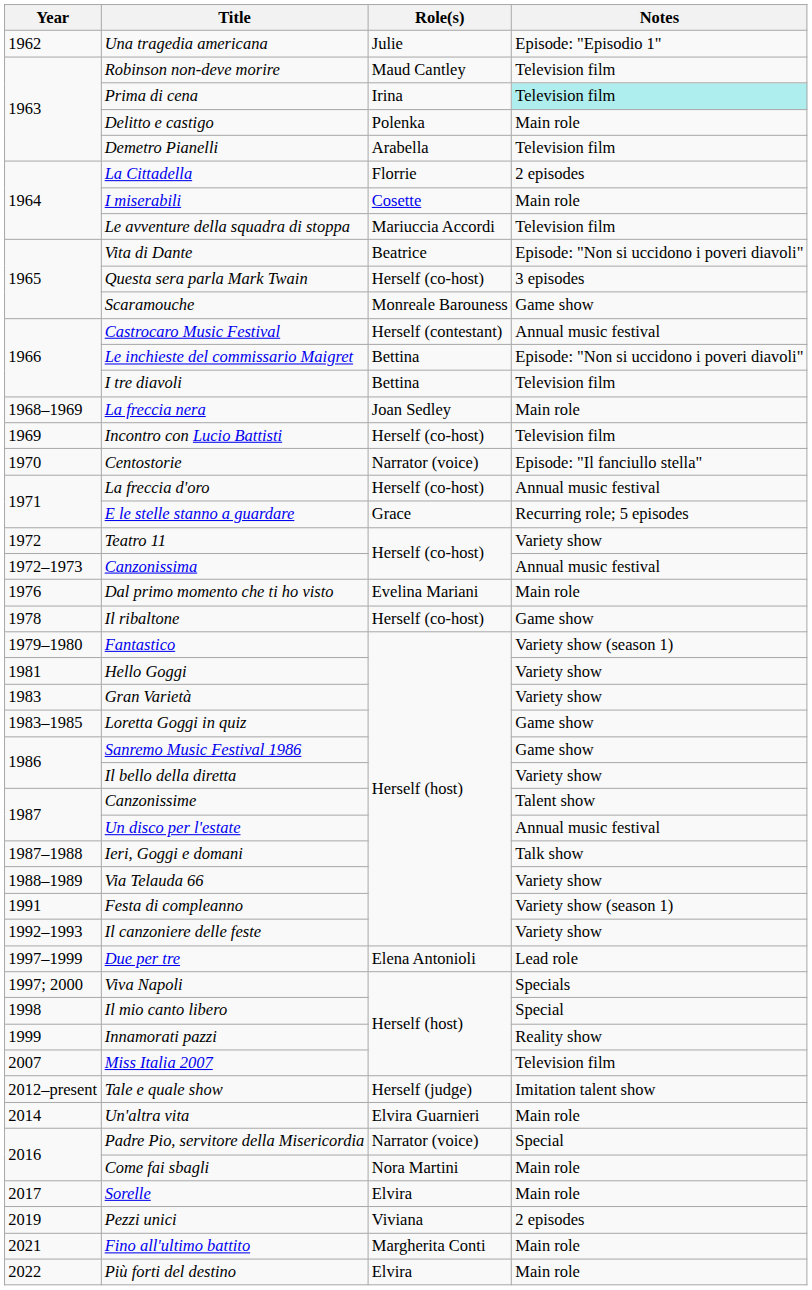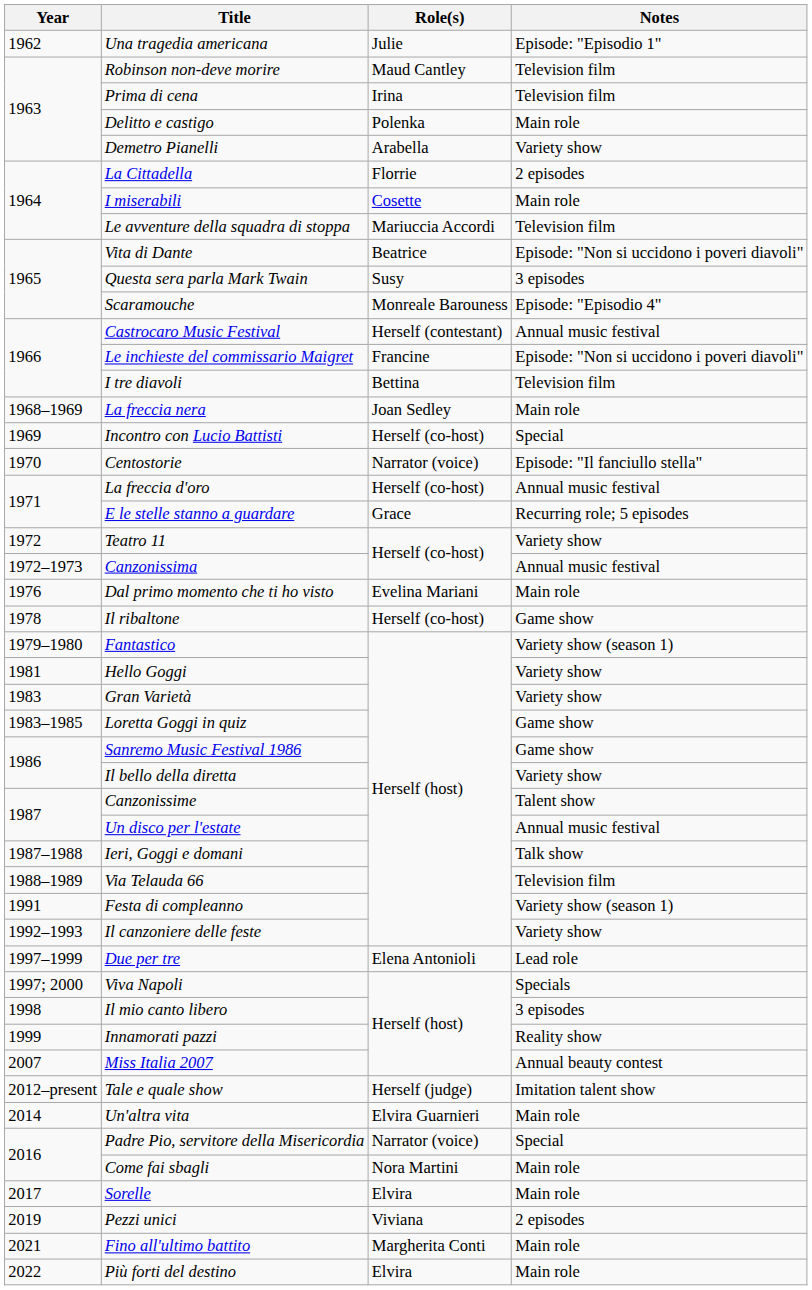(565, 95) paleturquoise background -> (565, 95) no background
(565, 148) Television film -> (559, 148) Variety show
(428, 278) Herself (co-host) -> (388, 278) Susy
(554, 305) Game show -> (588, 305) Episode: "Episodio 4"
(396, 357) Bettina -> (401, 357) Francine
(565, 435) Television film -> (540, 435) Special
(559, 880) Variety show -> (565, 880) Television film
(540, 1010) Special -> (550, 1010) 3 episodes
(565, 1063) Television film -> (589, 1063) Annual beauty contest
